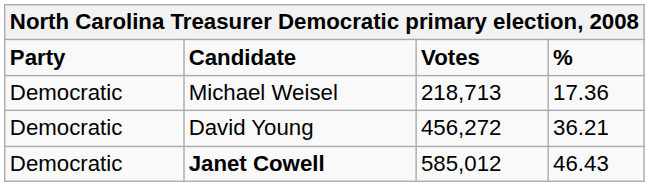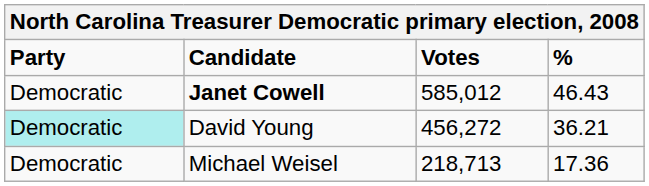rows swapped: (257, 163) <-> (263, 92)
(66, 127) no background -> (66, 127) paleturquoise background
